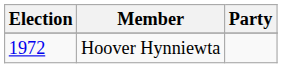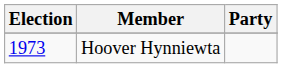(27, 47) 1972 -> (27, 47) 1973
